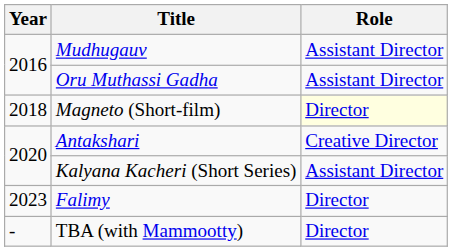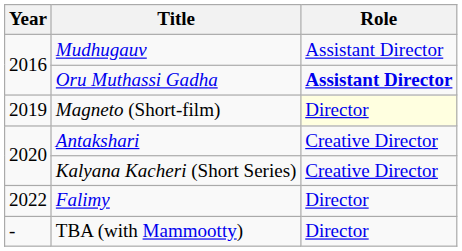(374, 79) normal -> (379, 79) bold
(28, 110) 2018 -> (28, 110) 2019
(374, 170) Assistant Director -> (372, 170) Creative Director
(28, 200) 2023 -> (28, 200) 2022
